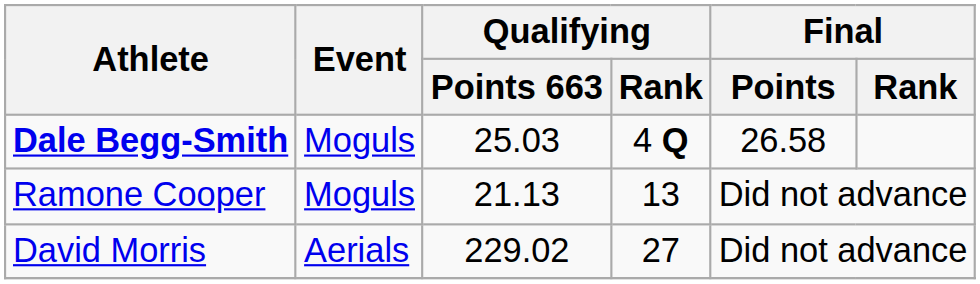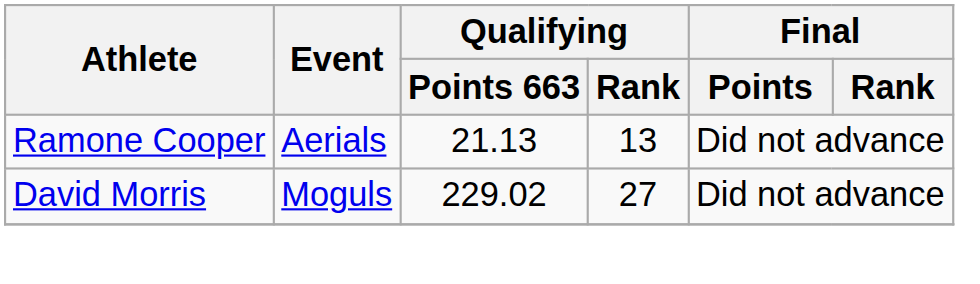- row: (151, 140)
(360, 195) Moguls -> (334, 140) Aerials
(357, 250) Aerials -> (337, 195) Moguls
